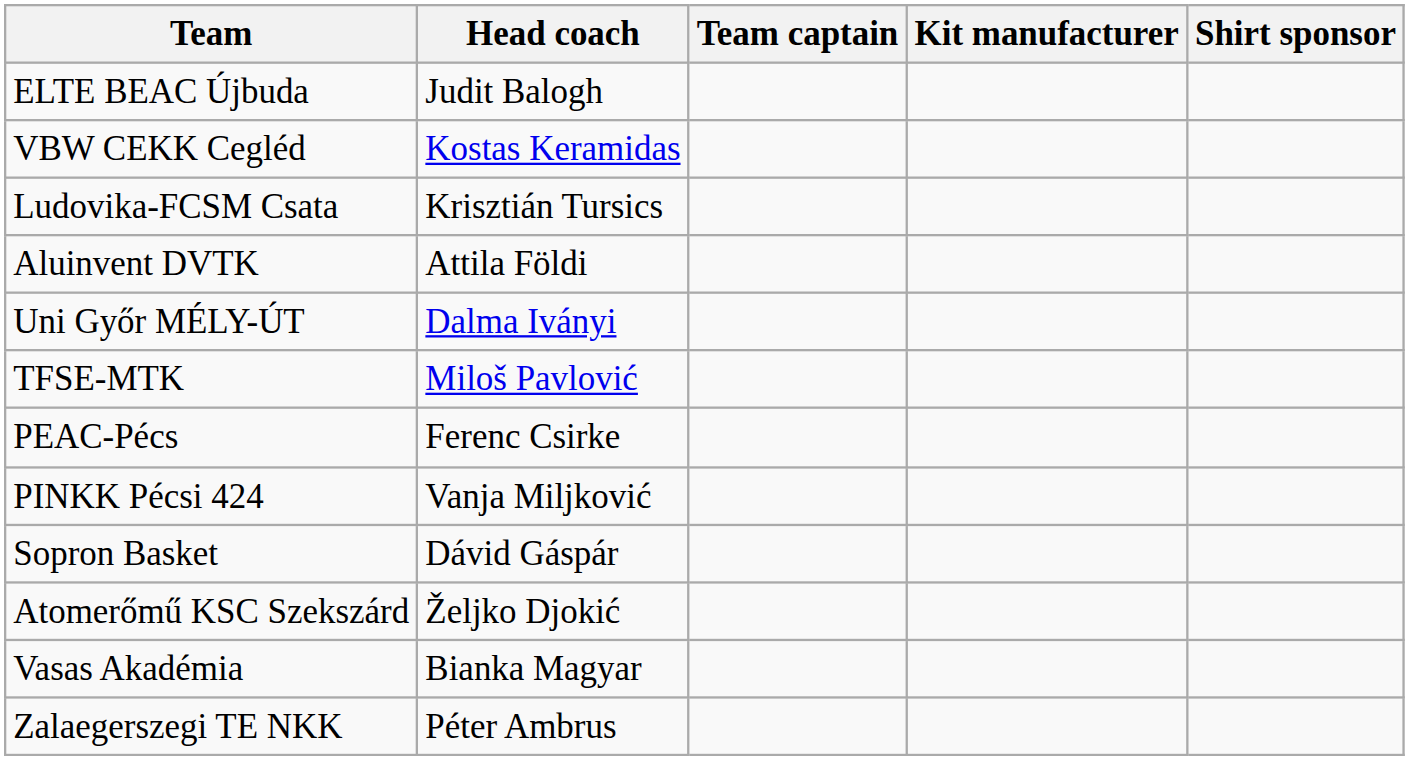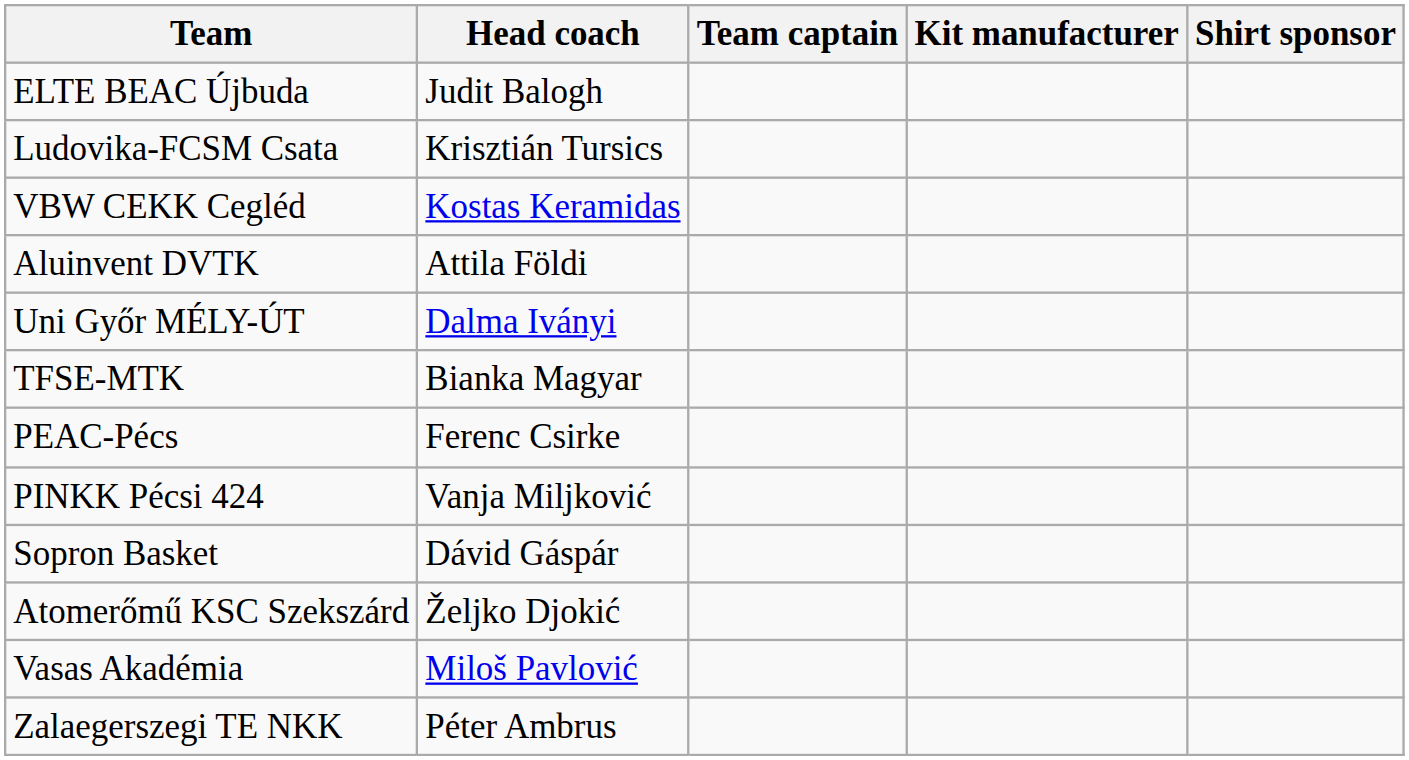rows swapped: (159, 148) <-> (176, 206)
(532, 379) Miloš Pavlović -> (534, 379) Bianka Magyar
(534, 667) Bianka Magyar -> (532, 667) Miloš Pavlović
